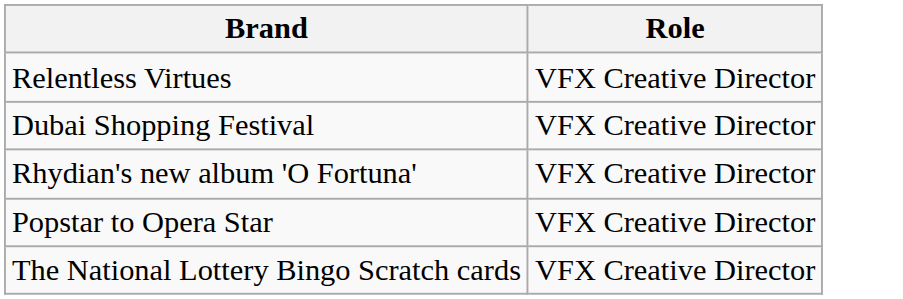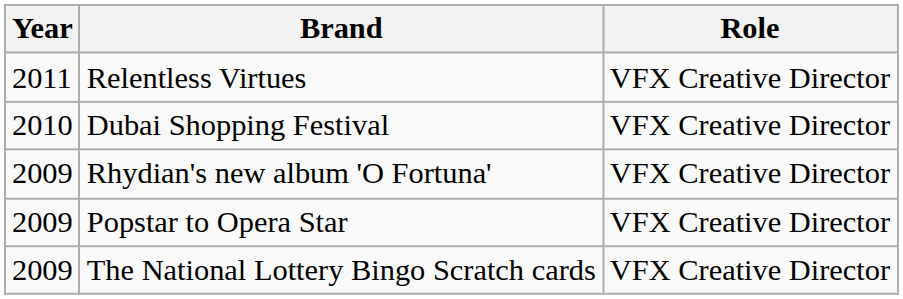+ column: (42, 28)
